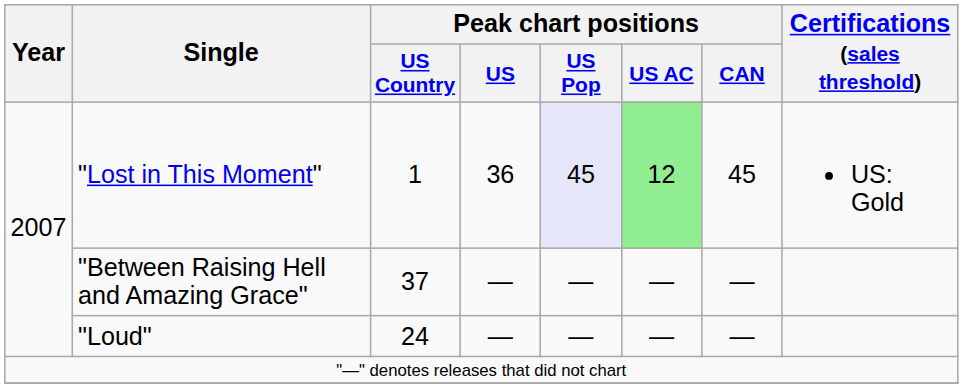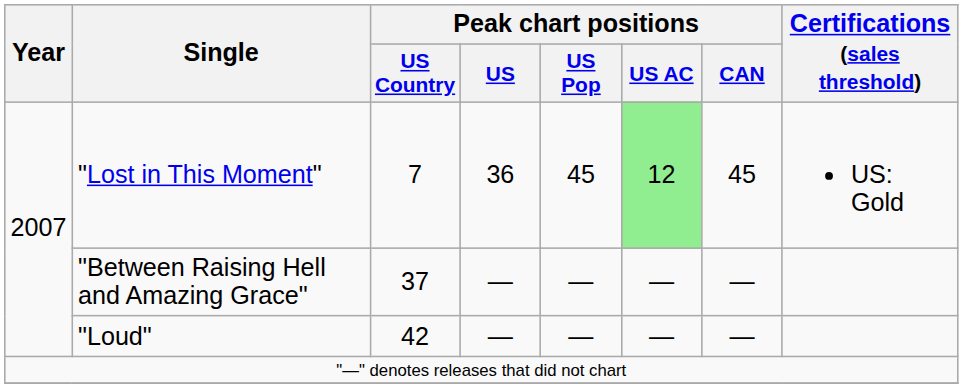(415, 174) 1 -> (415, 174) 7
(581, 174) lavender background -> (581, 174) no background
(415, 335) 24 -> (415, 335) 42
